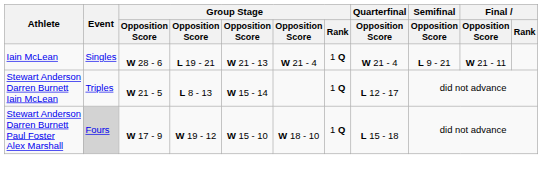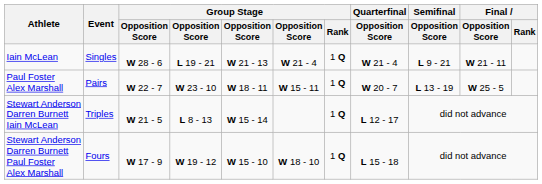+ row: (35, 83)
(98, 130) lightgrey background -> (98, 156) no background
